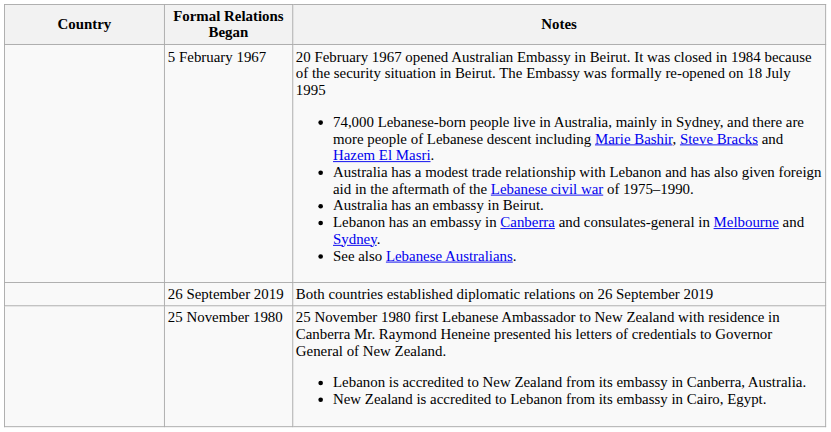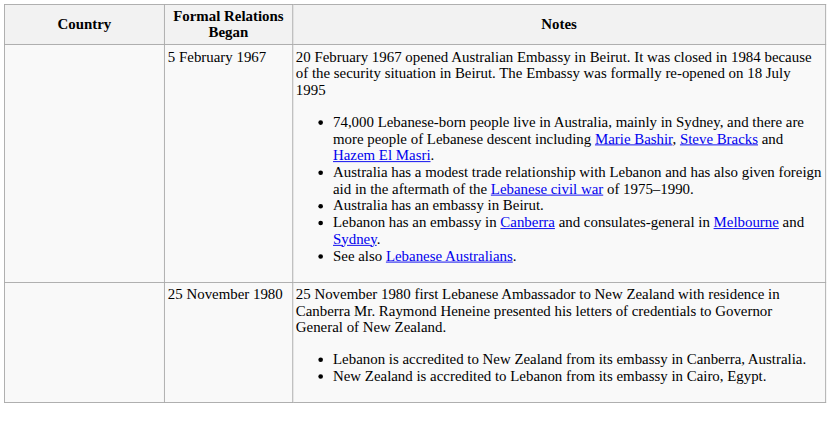- row: (226, 294)
